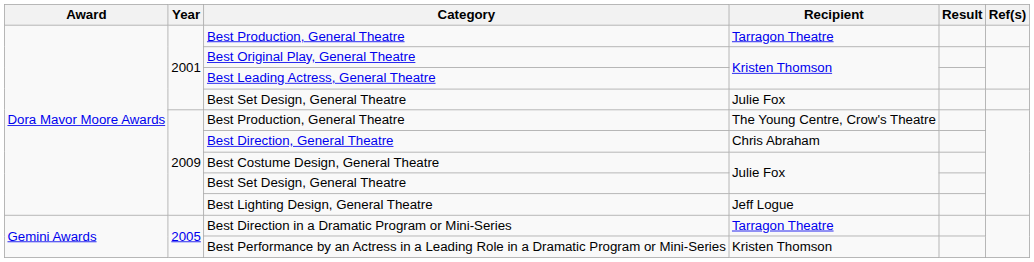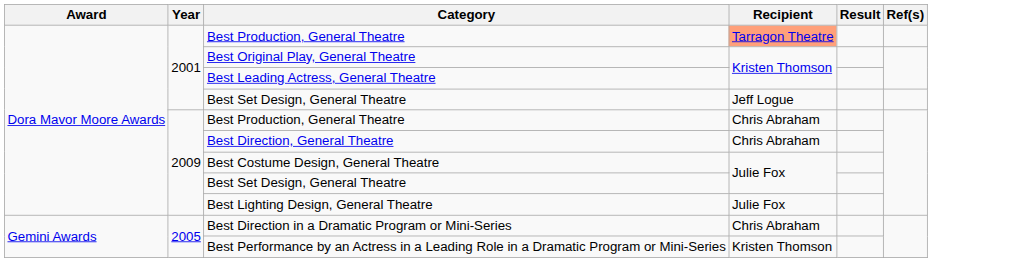(783, 36) no background -> (783, 36) lightsalmon background
(759, 99) Julie Fox -> (763, 99) Jeff Logue
(834, 120) The Young Centre, Crow's Theatre -> (776, 120) Chris Abraham
(763, 204) Jeff Logue -> (759, 204) Julie Fox
(783, 225) Tarragon Theatre -> (776, 225) Chris Abraham
